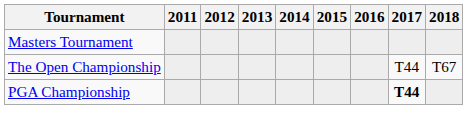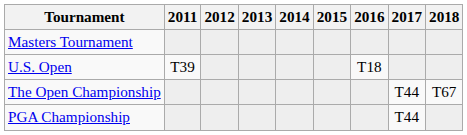+ row: (40, 67)
(407, 92) bold -> (407, 117) normal
